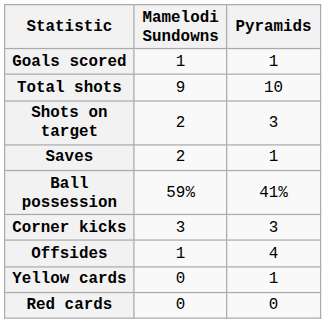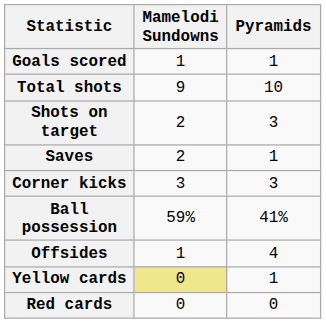rows swapped: (69, 193) <-> (69, 228)
(181, 279) no background -> (181, 279) khaki background
